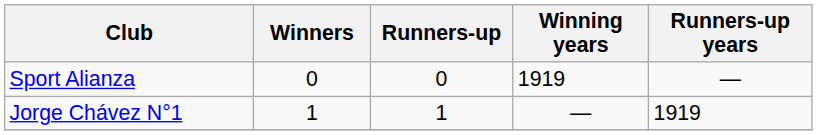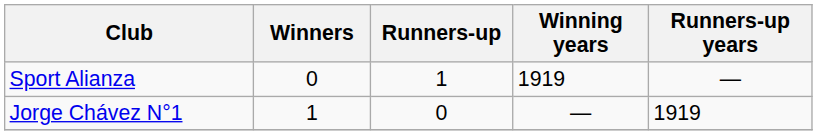(441, 79) 0 -> (441, 79) 1
(441, 112) 1 -> (441, 112) 0
